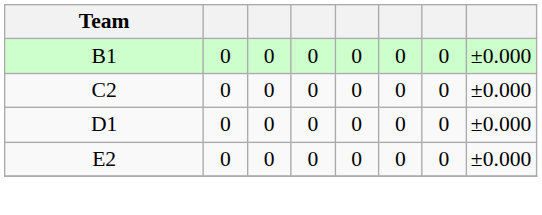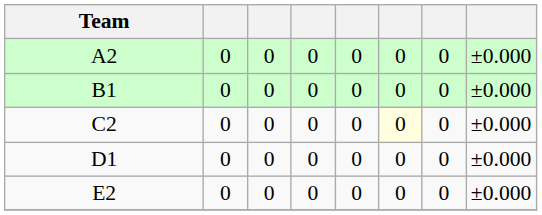+ row: (104, 55)
(400, 90) no background -> (400, 124) lightyellow background
